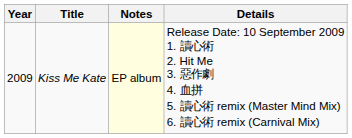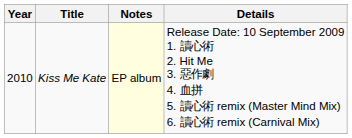(20, 78) 2009 -> (20, 78) 2010
